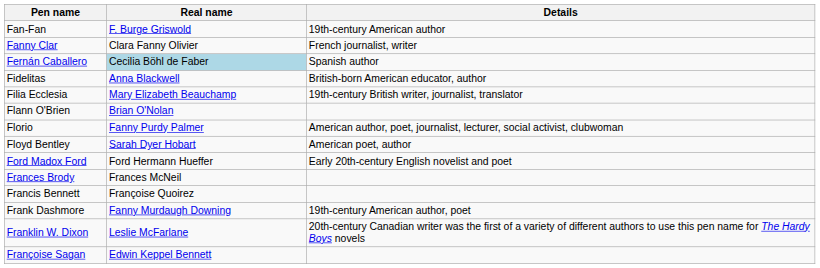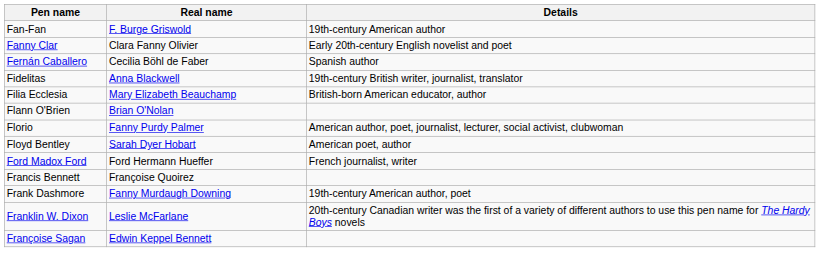(363, 45) French journalist, writer -> (410, 45) Early 20th-century English novelist and poet
(159, 62) lightblue background -> (159, 62) no background
(398, 78) British-born American educator, author -> (416, 78) 19th-century British writer, journalist, translator
(416, 95) 19th-century British writer, journalist, translator -> (398, 95) British-born American educator, author
(410, 161) Early 20th-century English novelist and poet -> (363, 161) French journalist, writer
- row: (41, 177)
